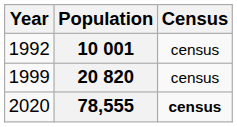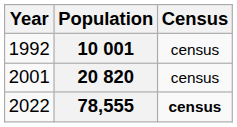(29, 77) 1999 -> (29, 77) 2001
(29, 106) 2020 -> (29, 106) 2022
